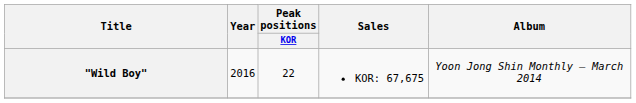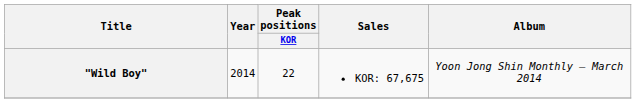(243, 73) 2016 -> (243, 73) 2014
